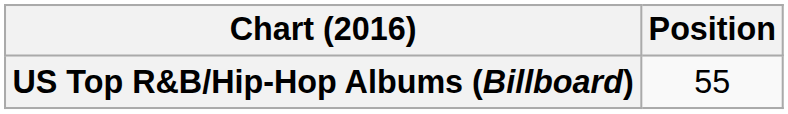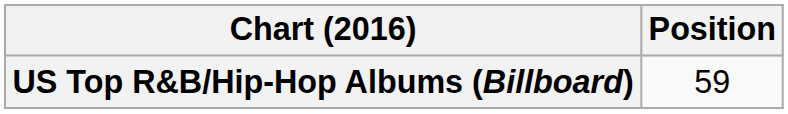(712, 81) 55 -> (712, 81) 59
